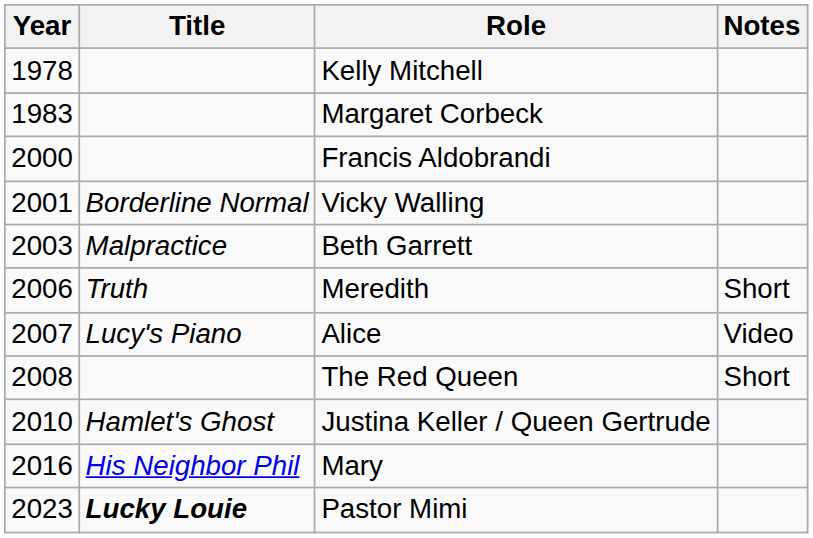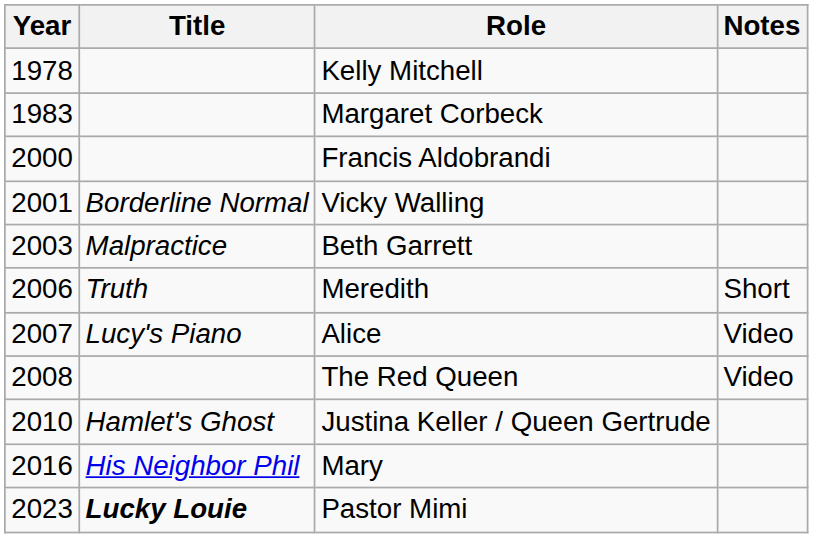(757, 377) Short -> (759, 377) Video
